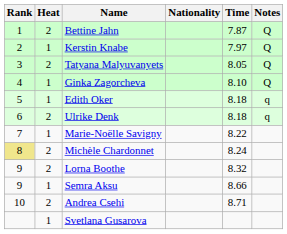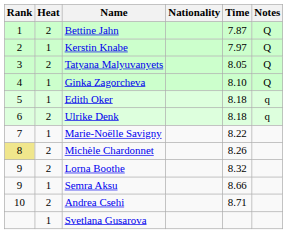(237, 151) 8.24 -> (237, 151) 8.26
